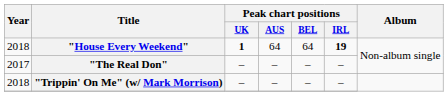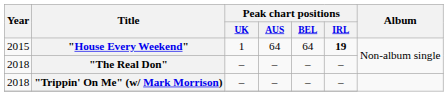(18, 46) 2018 -> (18, 46) 2015
(242, 46) bold -> (242, 46) normal
(18, 64) 2017 -> (18, 64) 2018
